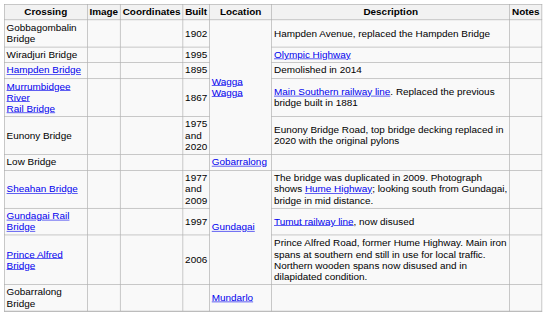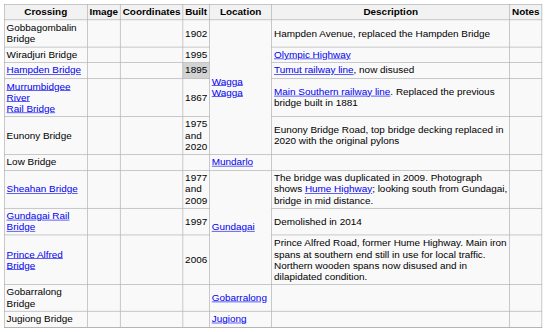(196, 70) no background -> (196, 70) lightgrey background
(318, 70) Demolished in 2014 -> (344, 70) Tumut railway line, now disused
(239, 162) Gobarralong -> (232, 162) Mundarlo
(344, 221) Tumut railway line, now disused -> (318, 221) Demolished in 2014
(232, 298) Mundarlo -> (239, 298) Gobarralong
+ row: (40, 319)
